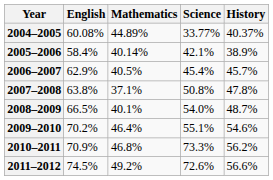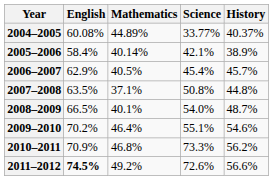(82, 90) 63.8% -> (82, 90) 63.5%
(242, 90) 47.8% -> (242, 90) 44.8%
(82, 166) normal -> (83, 166) bold
